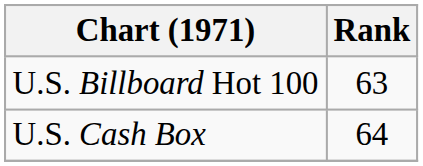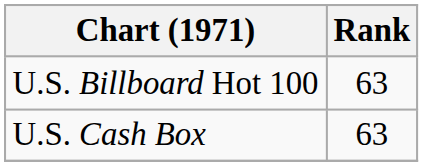(372, 134) 64 -> (372, 134) 63
